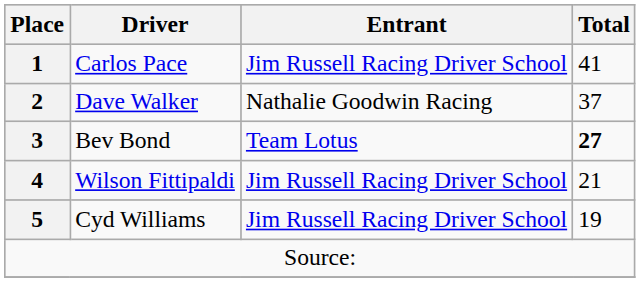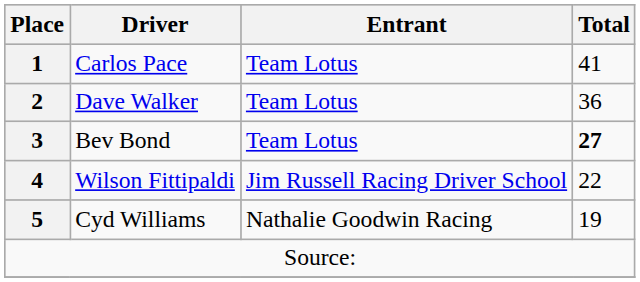(407, 63) Jim Russell Racing Driver School -> (302, 63) Team Lotus
(369, 102) Nathalie Goodwin Racing -> (302, 102) Team Lotus
(590, 102) 37 -> (590, 102) 36
(590, 180) 21 -> (590, 180) 22
(407, 219) Jim Russell Racing Driver School -> (369, 219) Nathalie Goodwin Racing
